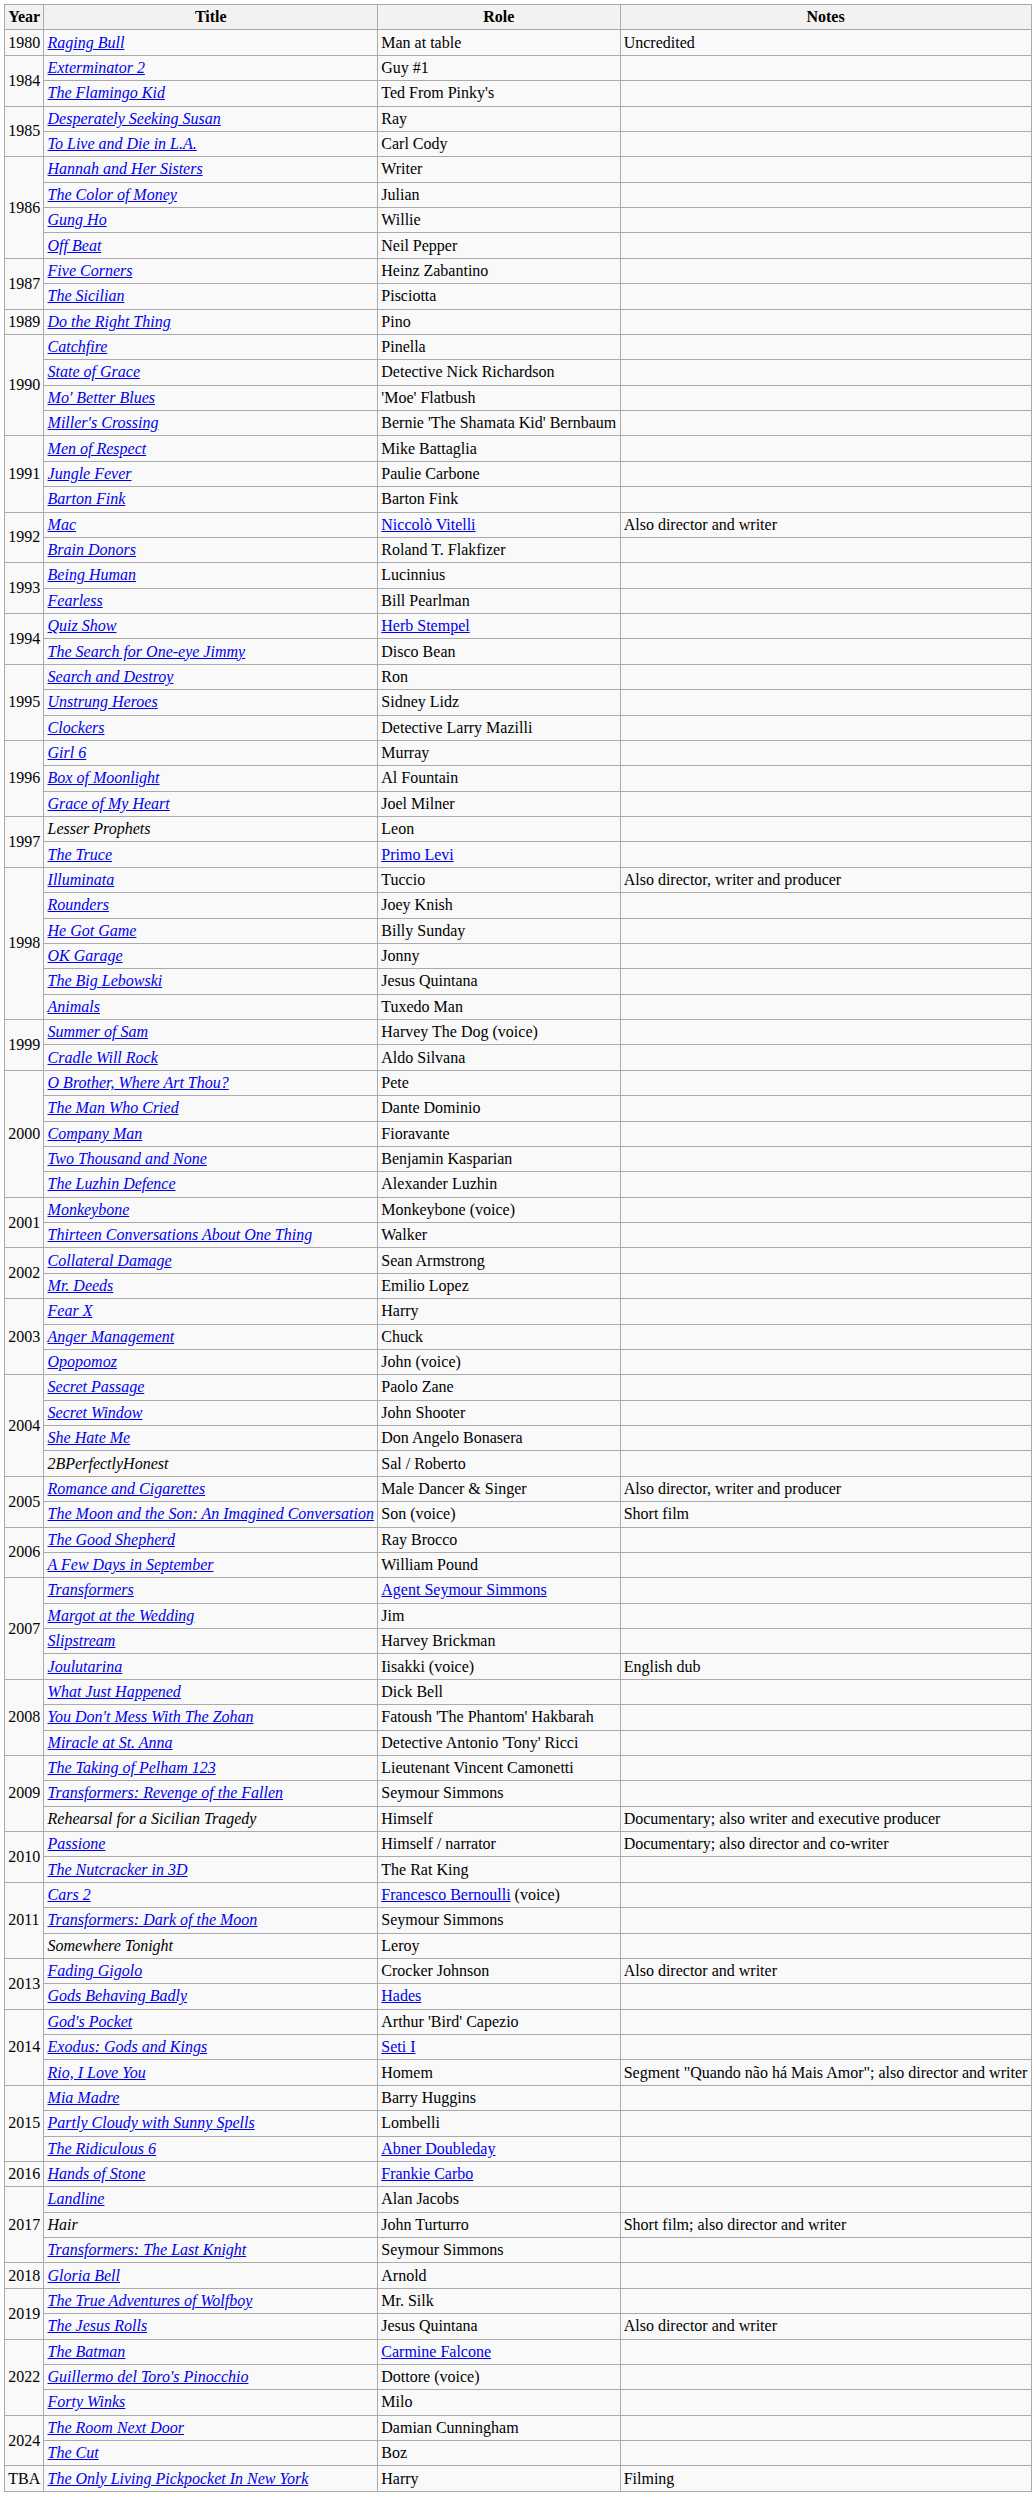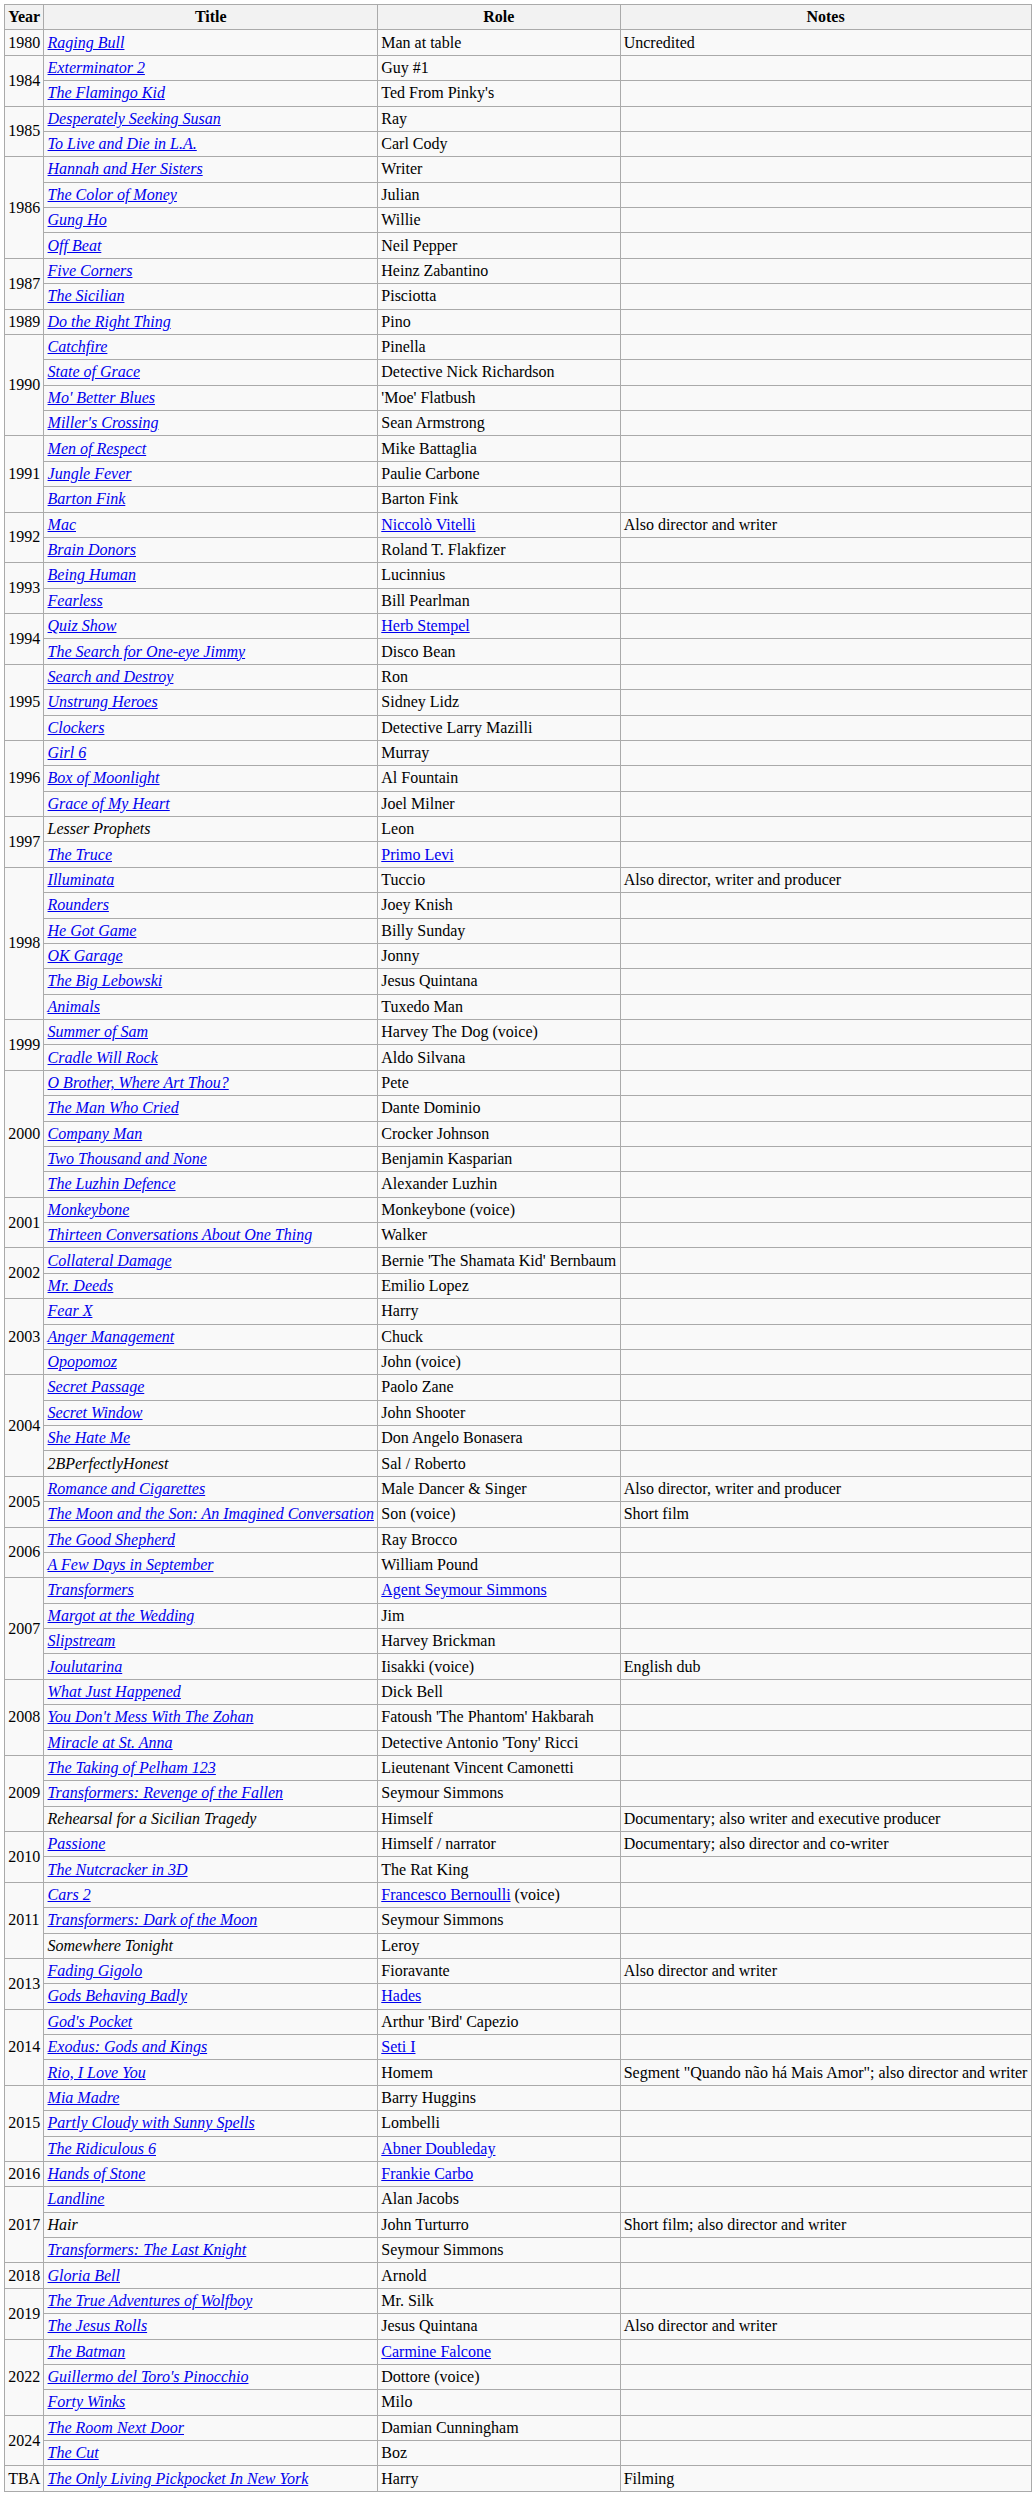(499, 423) Bernie 'The Shamata Kid' Bernbaum -> (433, 423) Sean Armstrong
(415, 1133) Fioravante -> (435, 1133) Crocker Johnson
(433, 1260) Sean Armstrong -> (499, 1260) Bernie 'The Shamata Kid' Bernbaum
(435, 1971) Crocker Johnson -> (415, 1971) Fioravante
